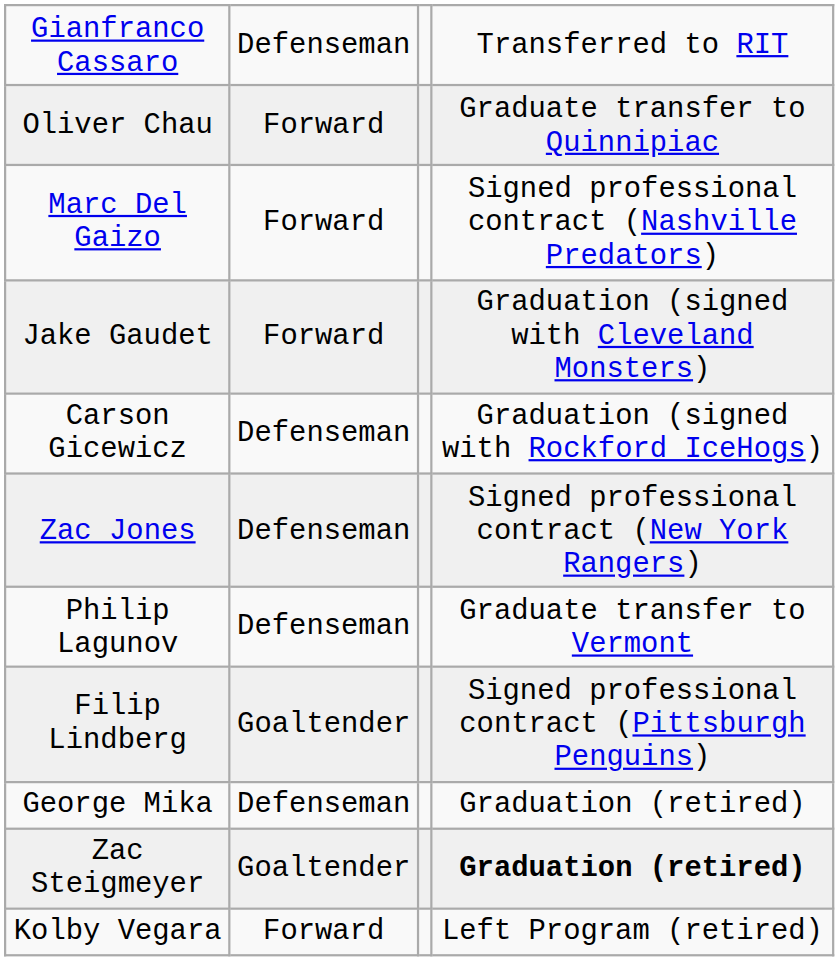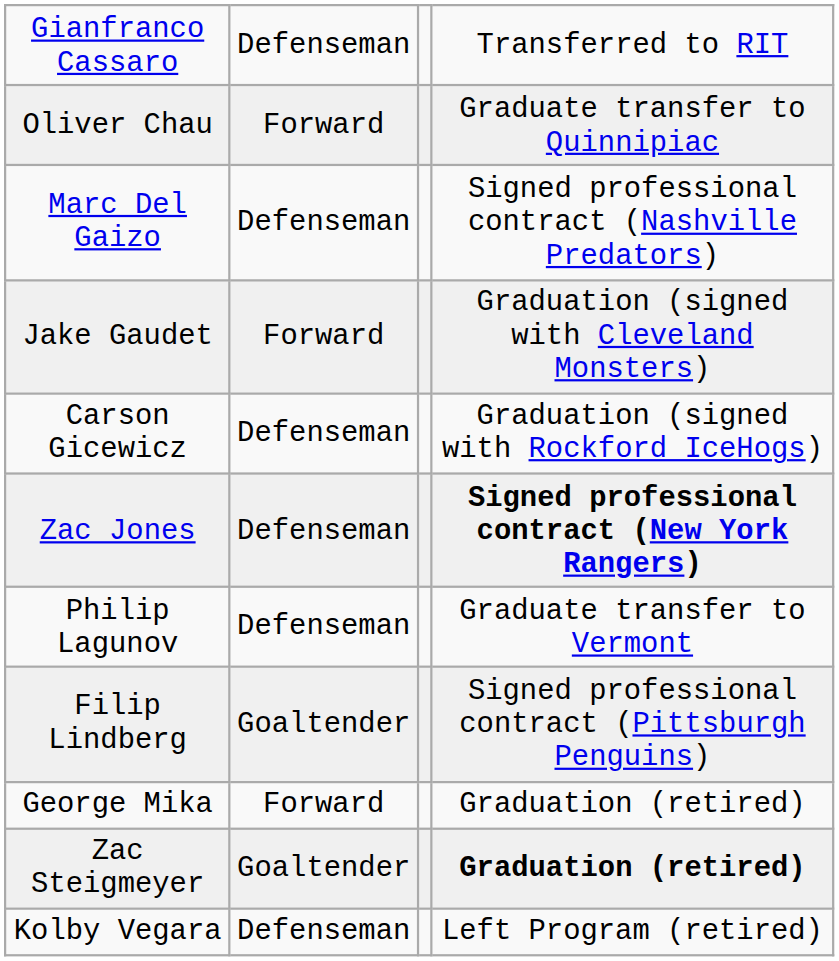(324, 223) Forward -> (324, 223) Defenseman
(632, 530) normal -> (632, 530) bold
(324, 805) Defenseman -> (324, 805) Forward
(324, 932) Forward -> (324, 932) Defenseman
